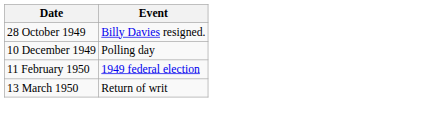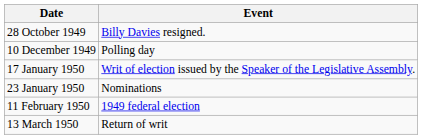+ row: (46, 69)
+ row: (46, 87)
